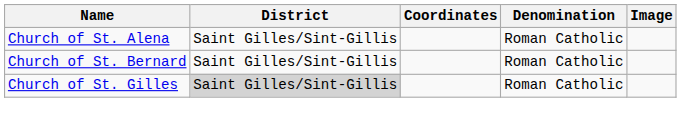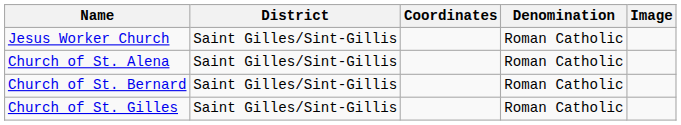+ row: (89, 39)
(295, 85) lightgrey background -> (295, 108) no background
